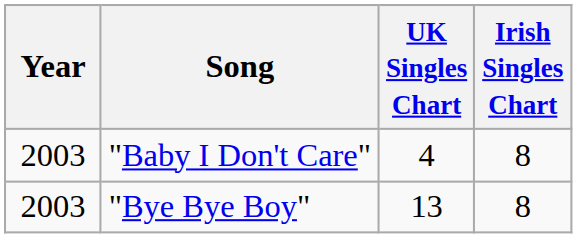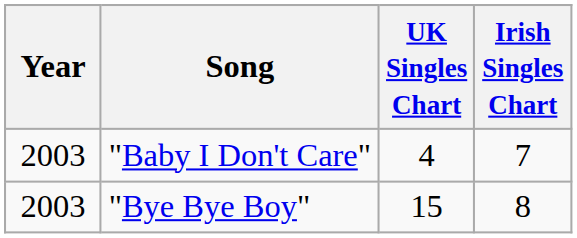(523, 154) 8 -> (523, 154) 7
(427, 206) 13 -> (427, 206) 15
